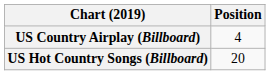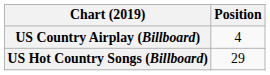(238, 59) 20 -> (238, 59) 29
